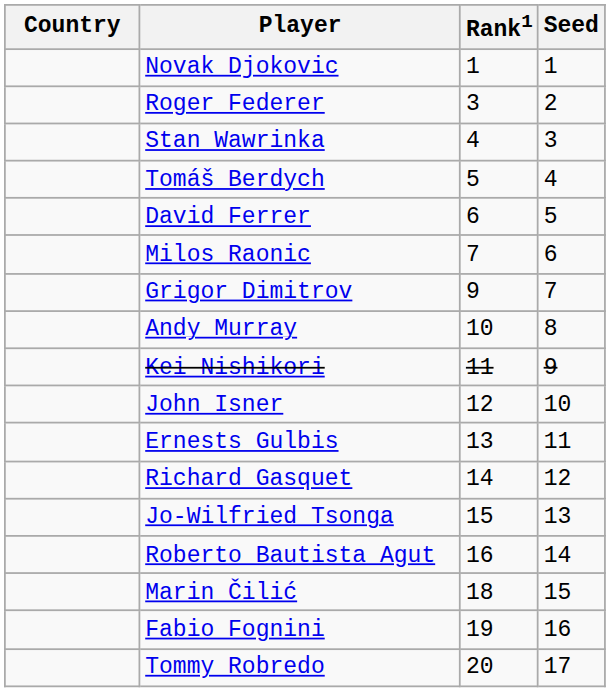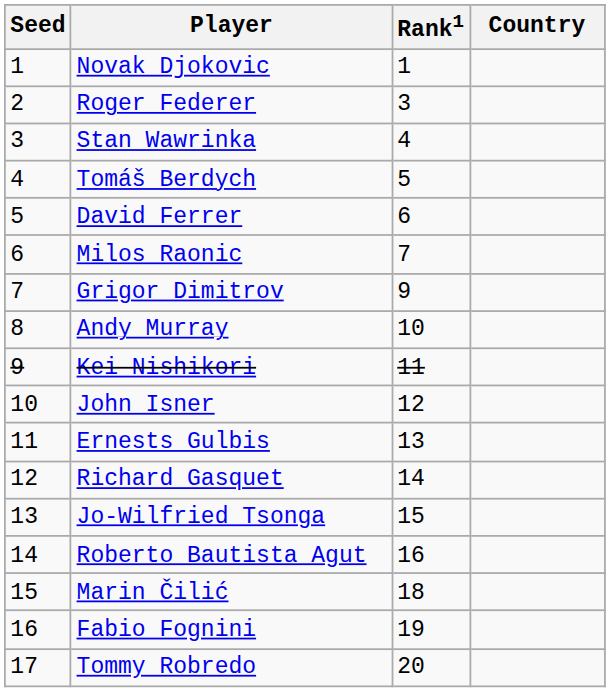columns swapped: (72, 27) <-> (571, 27)
